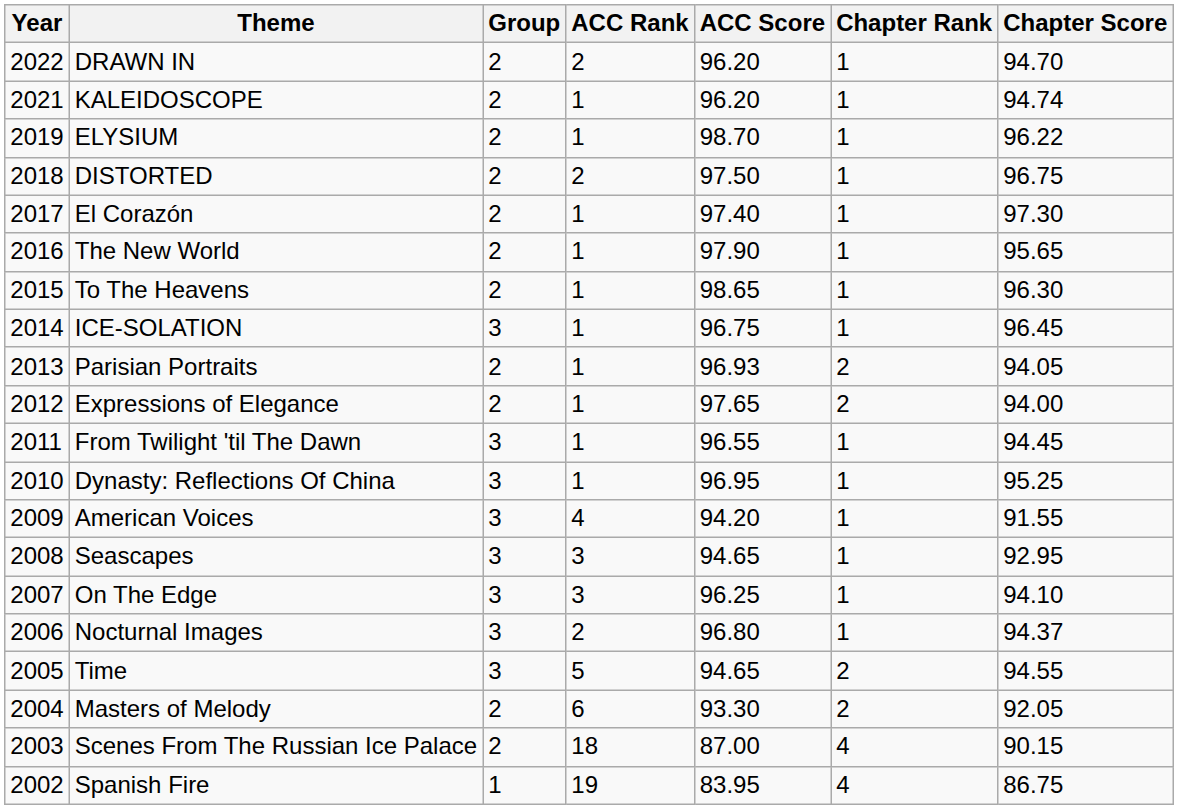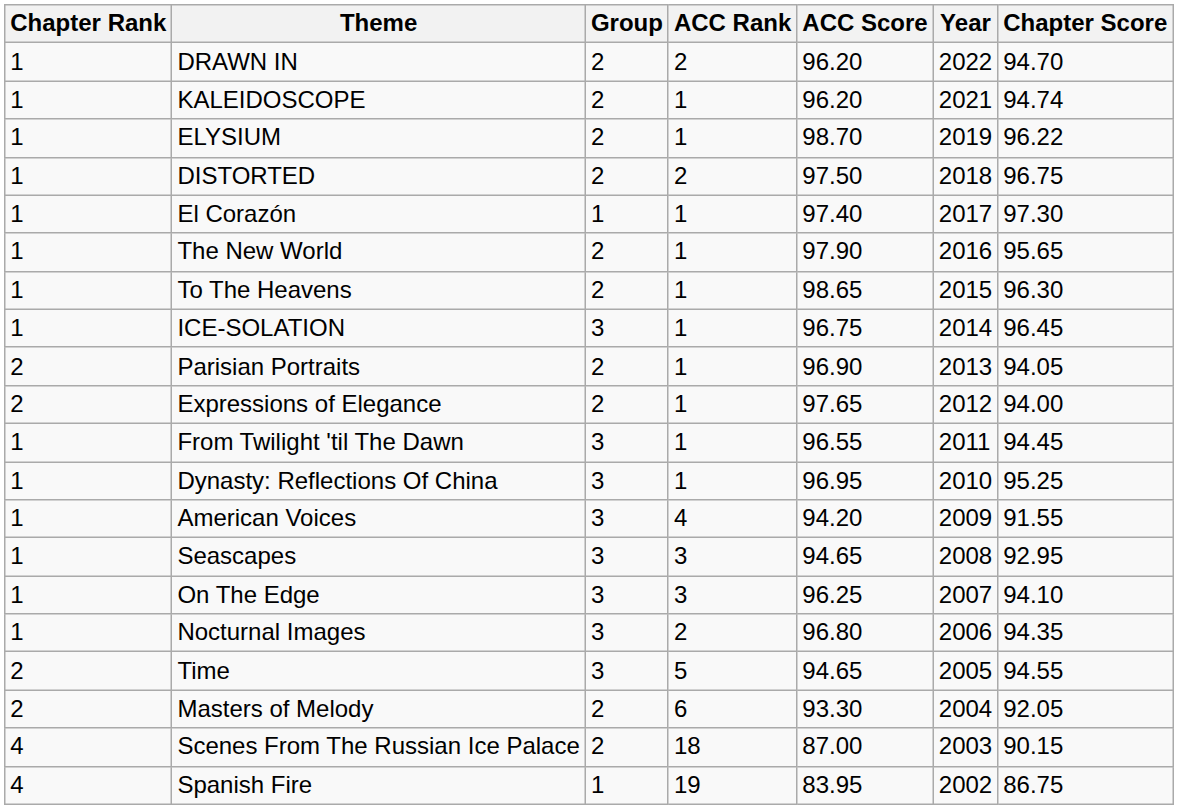columns swapped: (37, 23) <-> (914, 23)
(495, 213) 2 -> (598, 213) 1
(730, 366) 96.93 -> (832, 366) 96.90
(1033, 632) 94.37 -> (1033, 632) 94.35
